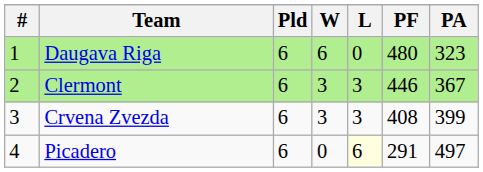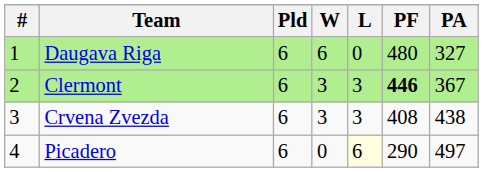(450, 53) 323 -> (450, 53) 327
(402, 85) normal -> (402, 85) bold
(450, 118) 399 -> (450, 118) 438
(402, 150) 291 -> (402, 150) 290
